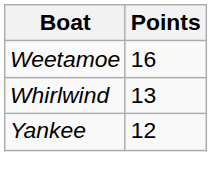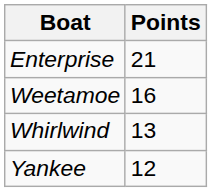+ row: (62, 58)
